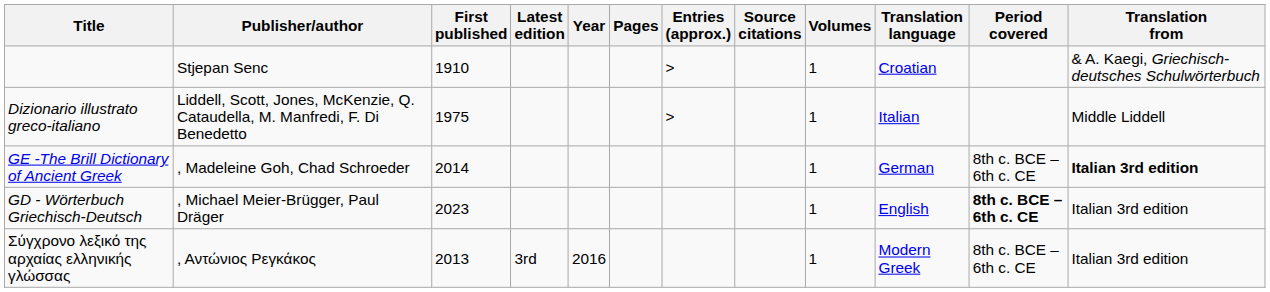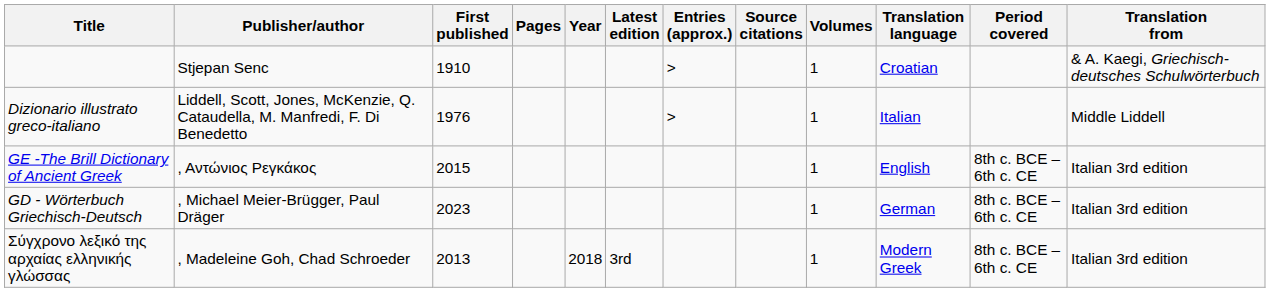columns swapped: (540, 25) <-> (636, 25)
(452, 117) 1975 -> (453, 117) 1976
(293, 167) , Madeleine Goh, Chad Schroeder -> (247, 167) , Αντώνιος Ρεγκάκος
(452, 167) 2014 -> (453, 167) 2015
(906, 167) German -> (905, 167) English
(1135, 167) bold -> (1129, 167) normal
(904, 208) English -> (907, 208) German
(1018, 208) bold -> (1017, 208) normal
(246, 259) , Αντώνιος Ρεγκάκος -> (294, 259) , Madeleine Goh, Chad Schroeder
(589, 259) 2016 -> (585, 259) 2018
